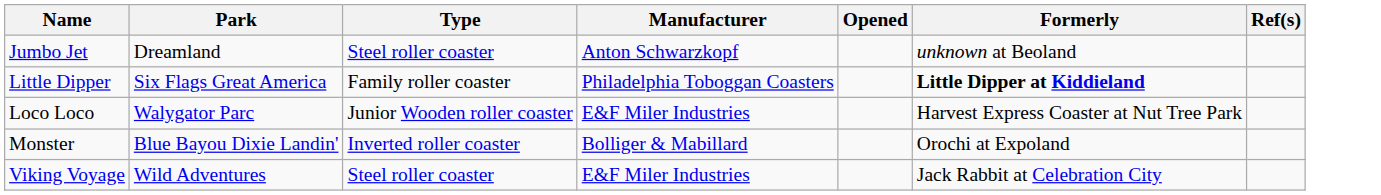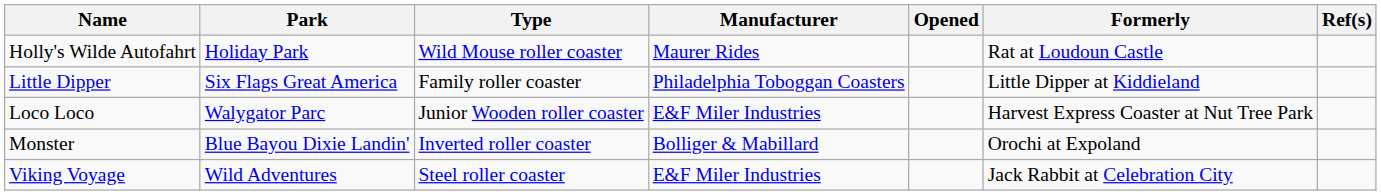+ row: (102, 50)
- row: (48, 50)
(1031, 81) bold -> (1094, 81) normal
